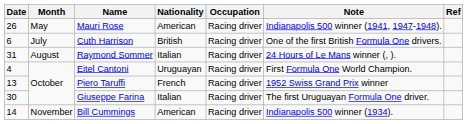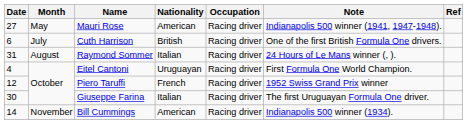(12, 25) 26 -> (12, 25) 27
(12, 83) 13 -> (12, 83) 12
